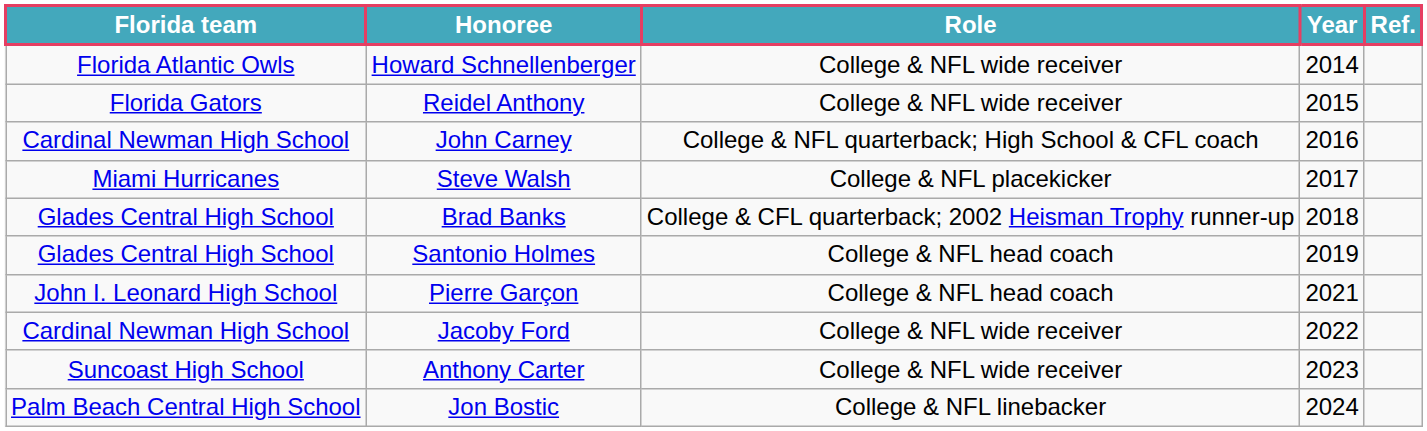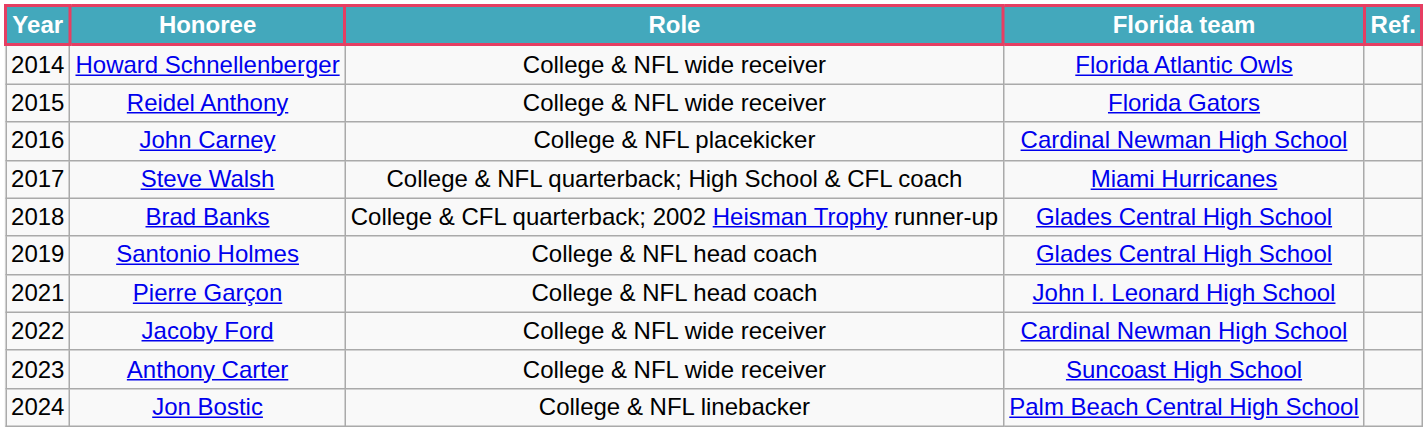columns swapped: (1332, 25) <-> (186, 25)
(971, 140) College & NFL quarterback; High School & CFL coach -> (674, 140) College & NFL placekicker
(971, 178) College & NFL placekicker -> (674, 178) College & NFL quarterback; High School & CFL coach
